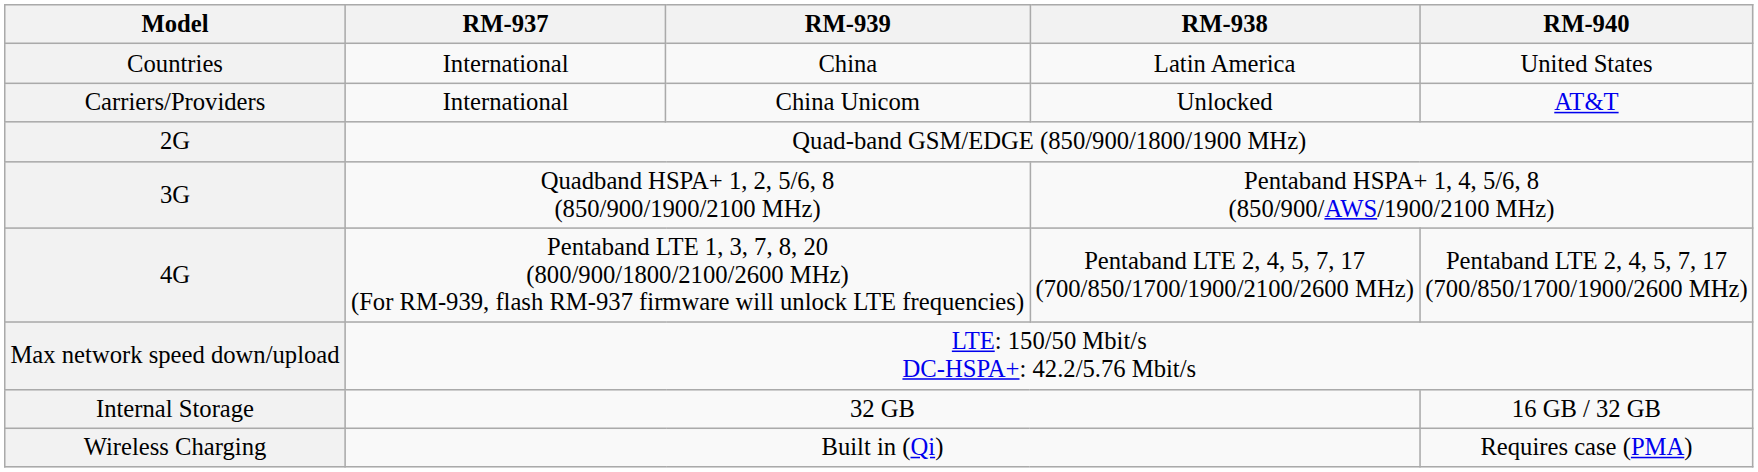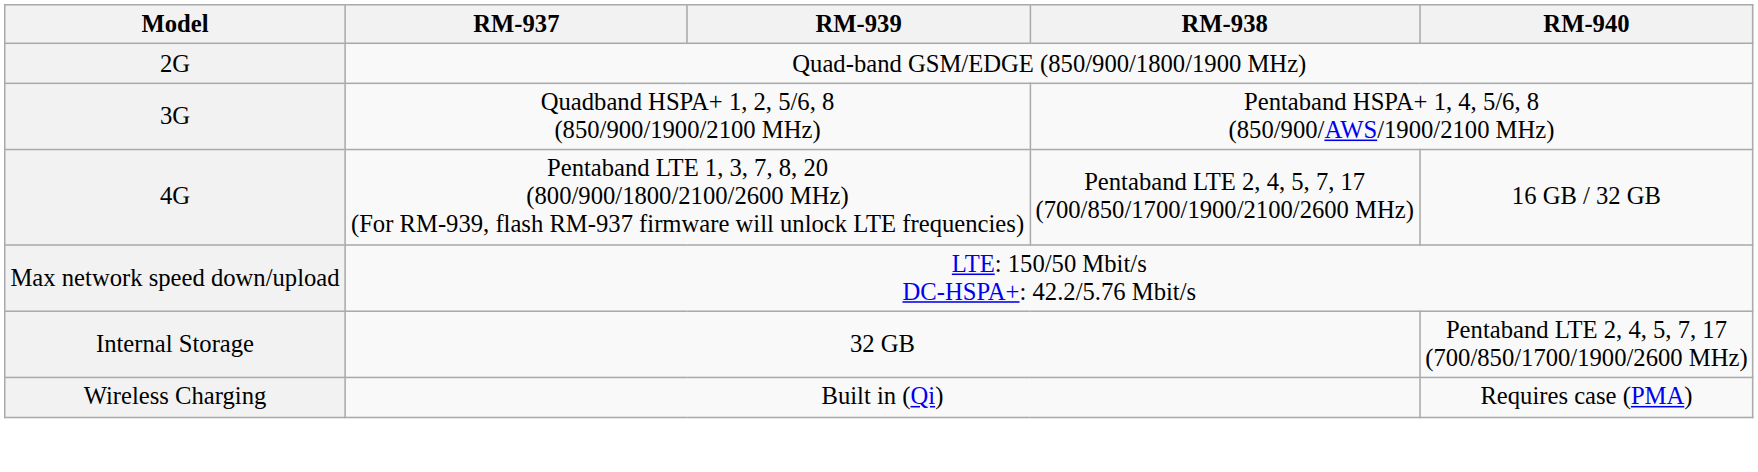- row: (175, 63)
- row: (175, 102)
(1586, 274) Pentaband LTE 2, 4, 5, 7, 17 (700/850/1700/1900/2600 MHz) -> (1586, 196) 16 GB / 32 GB
(1586, 408) 16 GB / 32 GB -> (1586, 344) Pentaband LTE 2, 4, 5, 7, 17 (700/850/1700/1900/2600 MHz)
